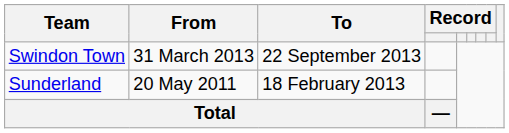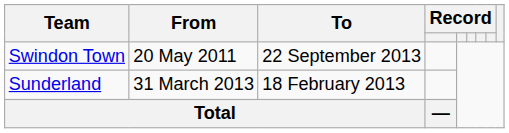(194, 55) 31 March 2013 -> (185, 55) 20 May 2011
(185, 84) 20 May 2011 -> (194, 84) 31 March 2013
